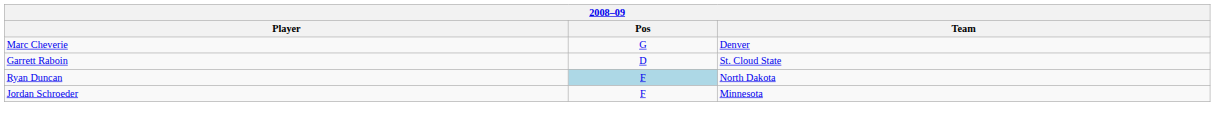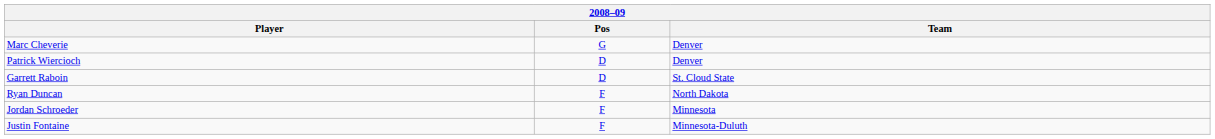+ row: (43, 61)
(643, 77) lightblue background -> (602, 93) no background
+ row: (38, 126)
